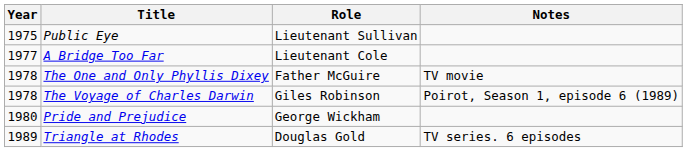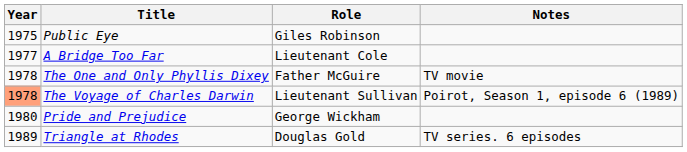(346, 35) Lieutenant Sullivan -> (327, 35) Giles Robinson
(22, 96) no background -> (22, 96) lightsalmon background
(327, 96) Giles Robinson -> (346, 96) Lieutenant Sullivan
